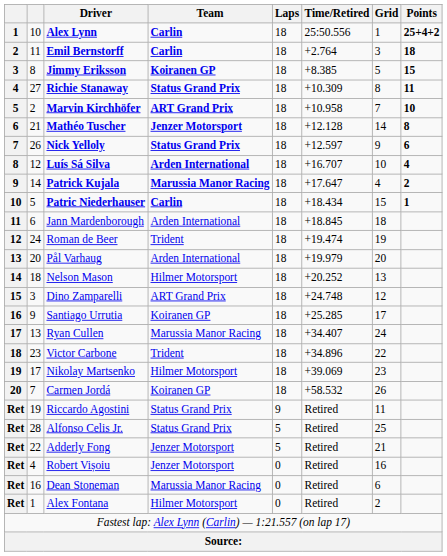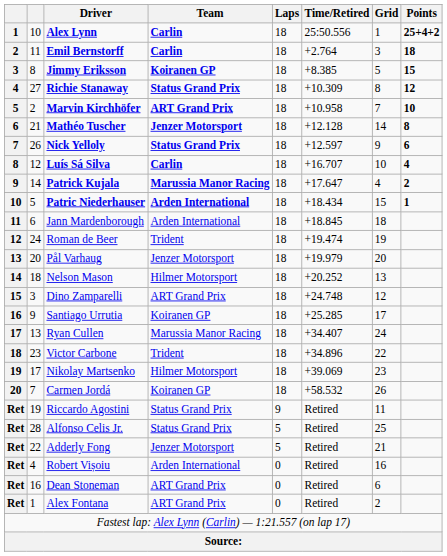(409, 88) 11 -> (409, 88) 12
(200, 164) Arden International -> (166, 164) Carlin
(166, 201) Carlin -> (200, 201) Arden International
(195, 258) Arden International -> (192, 258) Jenzer Motorsport
(192, 465) Jenzer Motorsport -> (195, 465) Arden International
(206, 484) Marussia Manor Racing -> (188, 484) ART Grand Prix
(194, 503) Hilmer Motorsport -> (188, 503) ART Grand Prix
